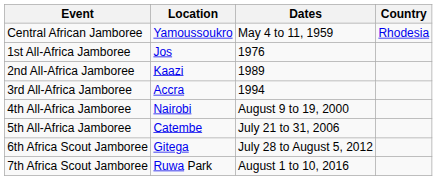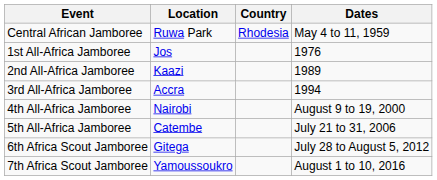columns swapped: (404, 14) <-> (305, 14)
(193, 33) Yamoussoukro -> (183, 33) Ruwa Park
(183, 166) Ruwa Park -> (193, 166) Yamoussoukro
